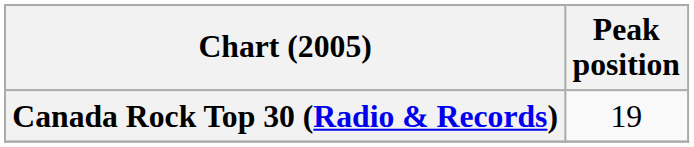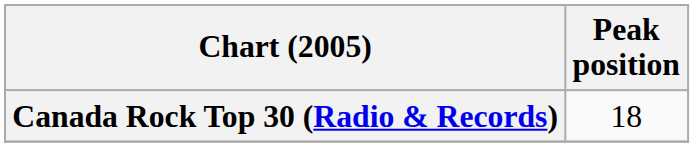(626, 115) 19 -> (626, 115) 18
